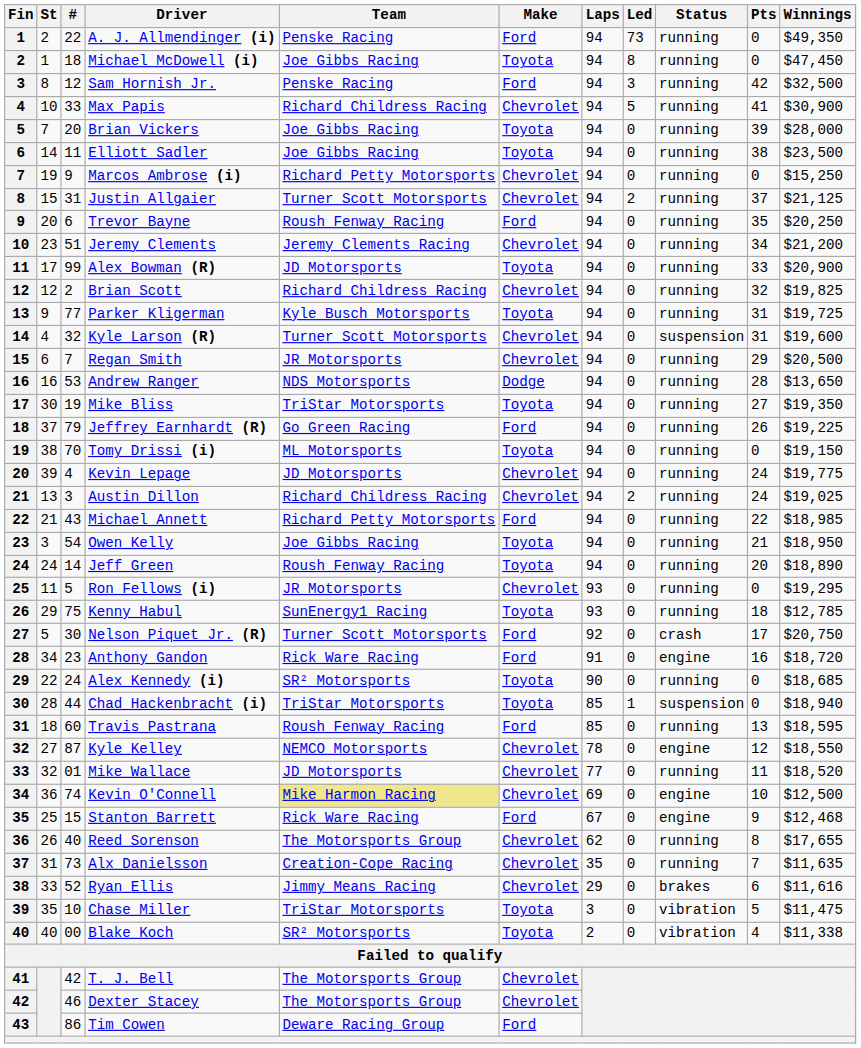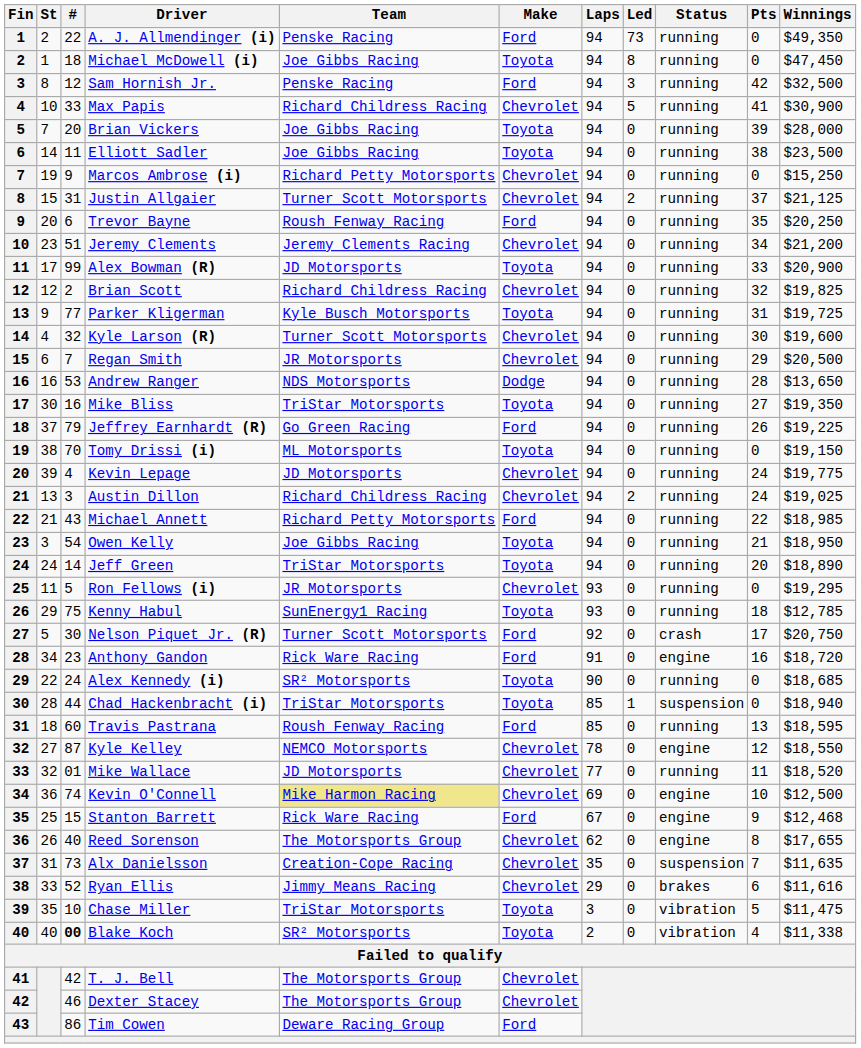(702, 337) suspension -> (689, 337) running
(760, 337) 31 -> (760, 337) 30
(73, 406) 19 -> (73, 406) 16
(363, 567) Roush Fenway Racing -> (363, 567) TriStar Motorsports
(689, 842) running -> (685, 842) engine
(689, 865) running -> (702, 865) suspension
(73, 934) normal -> (73, 934) bold
